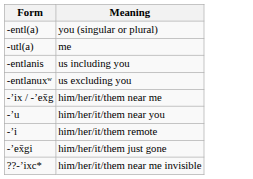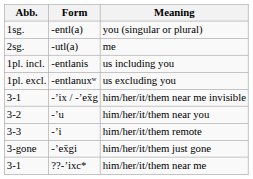+ column: (27, 13)
(110, 98) him/her/it/them near me -> (174, 98) him/her/it/them near me invisible
(130, 166) him/her/it/them near me invisible -> (155, 166) him/her/it/them near me
